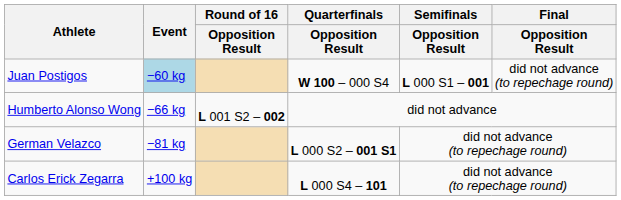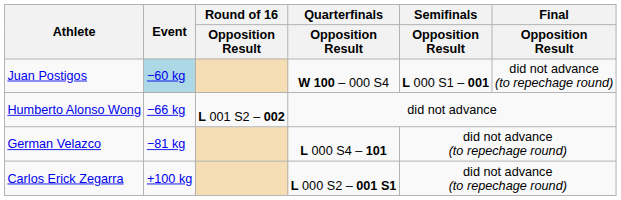(344, 151) L 000 S2 – 001 S1 -> (344, 151) L 000 S4 – 101
(344, 185) L 000 S4 – 101 -> (344, 185) L 000 S2 – 001 S1
